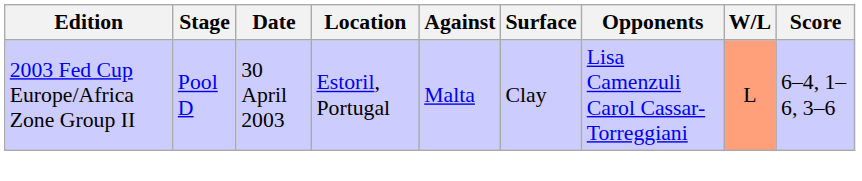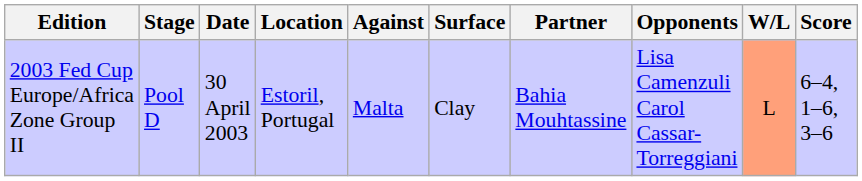+ column: (571, 21)
